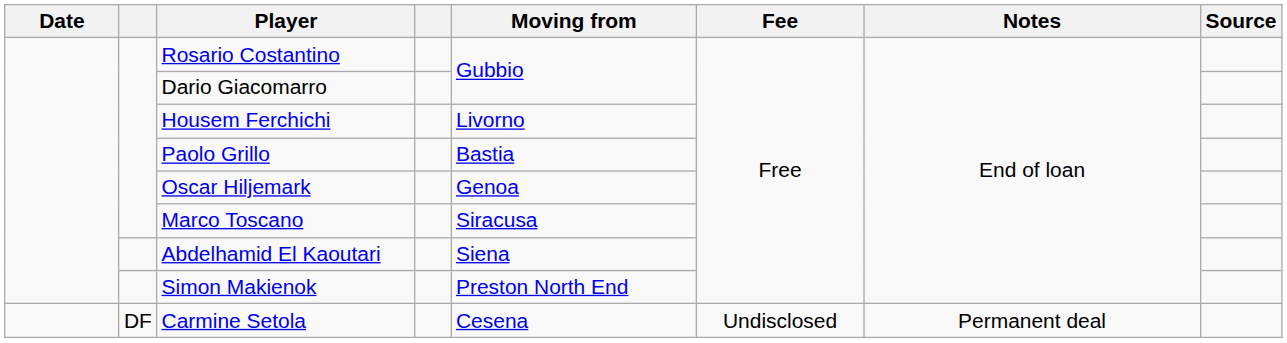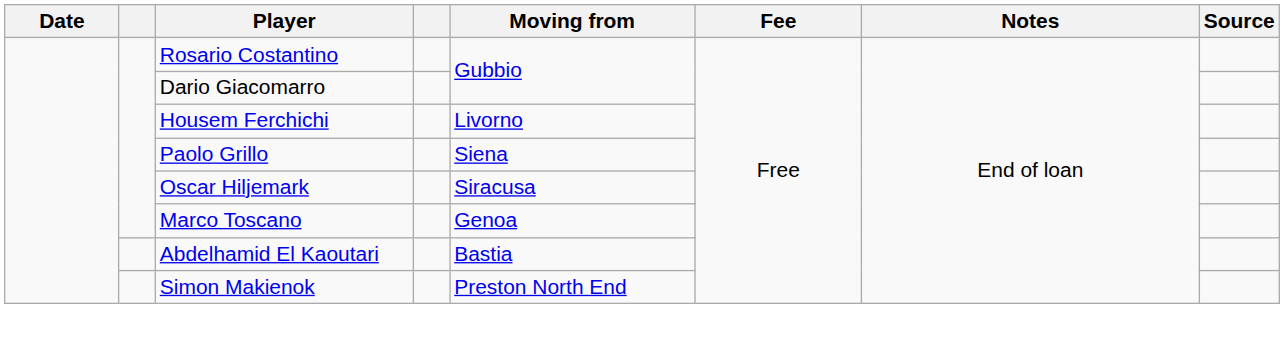(485, 154) Bastia -> (481, 154) Siena
(487, 187) Genoa -> (495, 187) Siracusa
(497, 220) Siracusa -> (486, 220) Genoa
(483, 253) Siena -> (483, 253) Bastia
- row: (234, 320)
